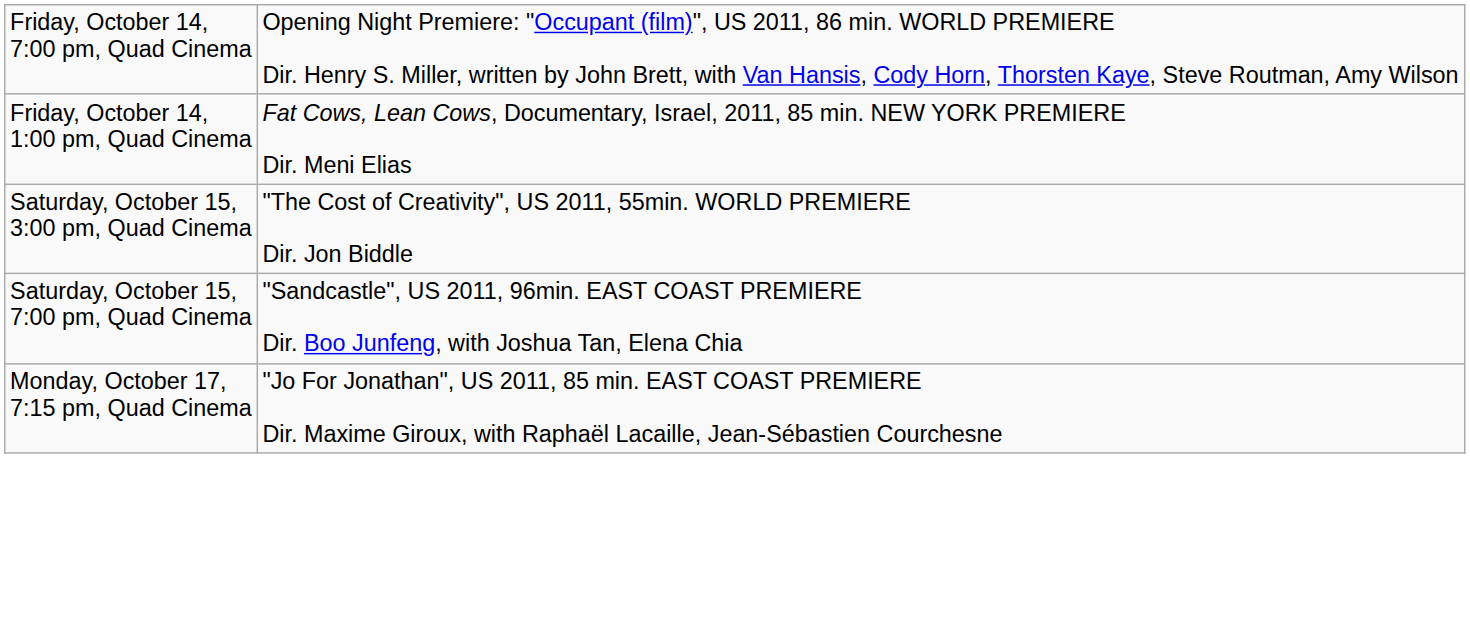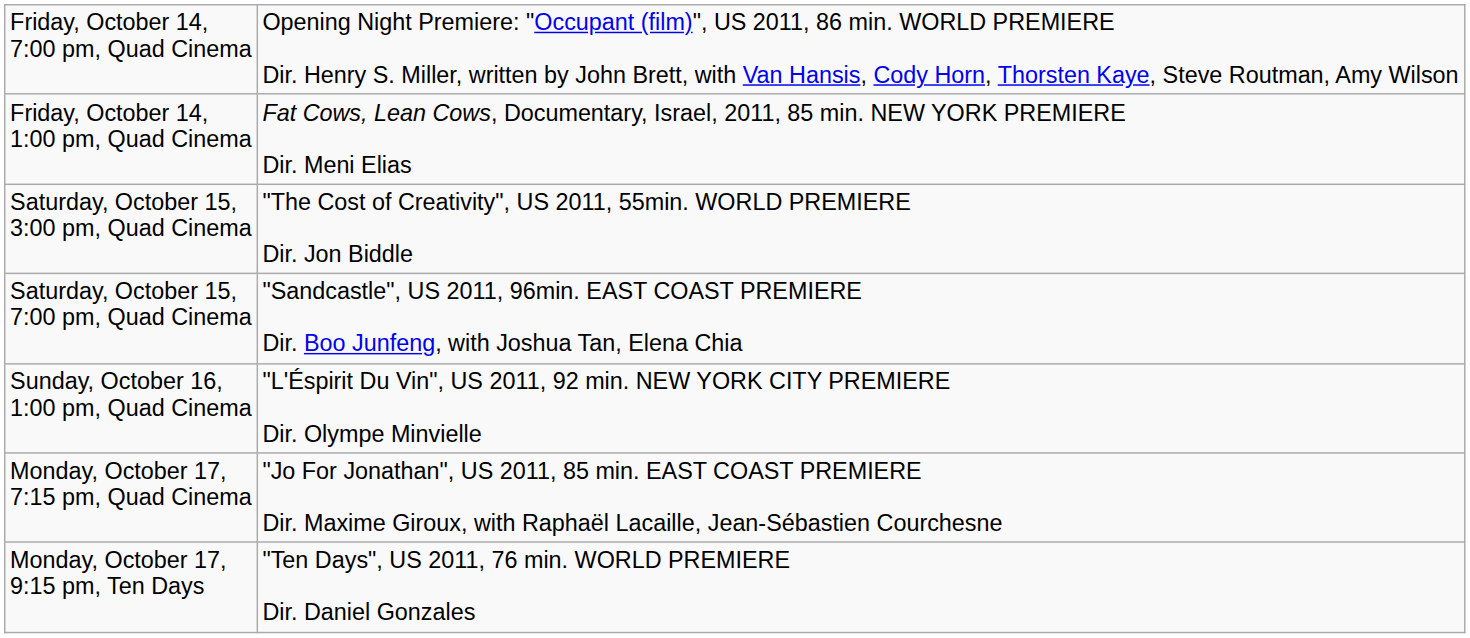+ row: (131, 394)
+ row: (118, 573)
